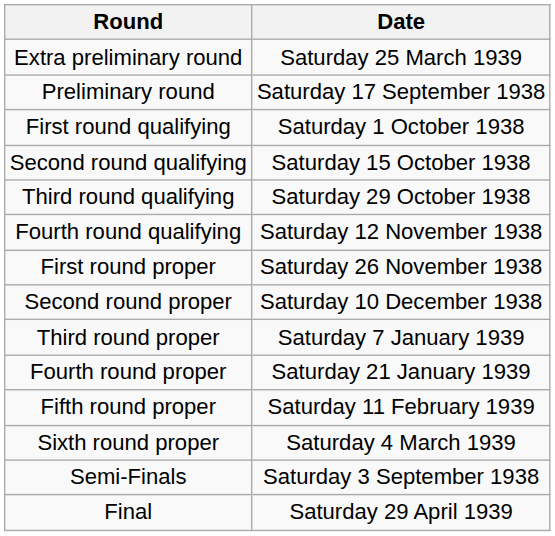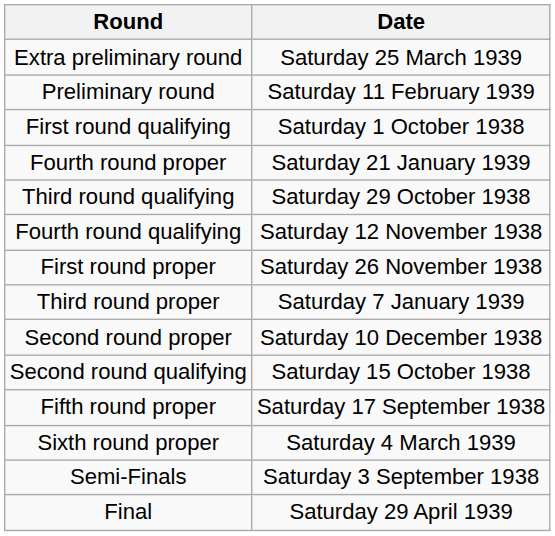(401, 92) Saturday 17 September 1938 -> (401, 92) Saturday 11 February 1939
rows swapped: (128, 162) <-> (128, 372)
rows swapped: (128, 302) <-> (128, 337)
(401, 407) Saturday 11 February 1939 -> (401, 407) Saturday 17 September 1938
